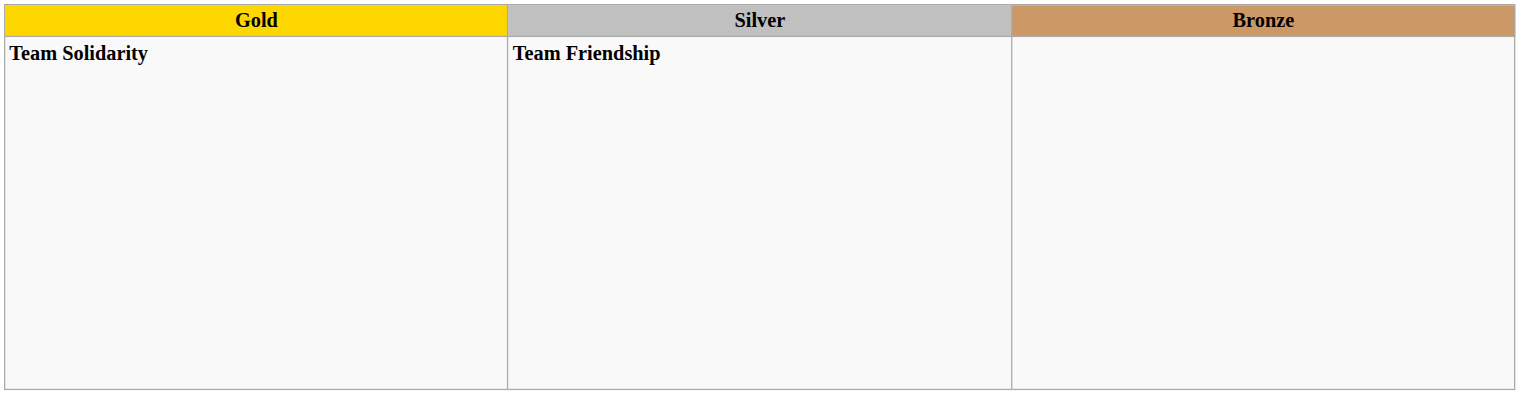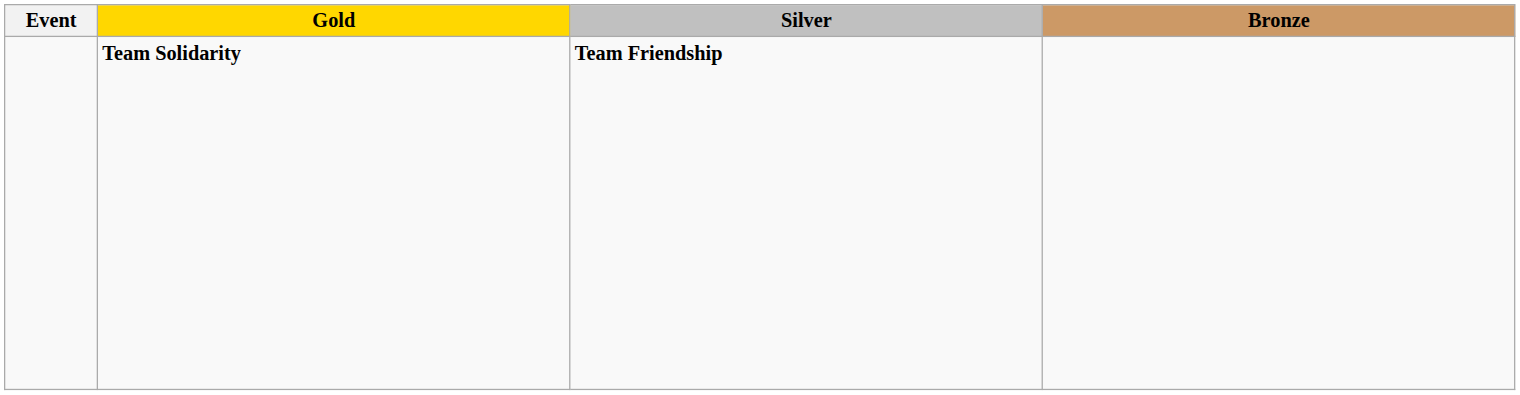+ column: (51, 20)
